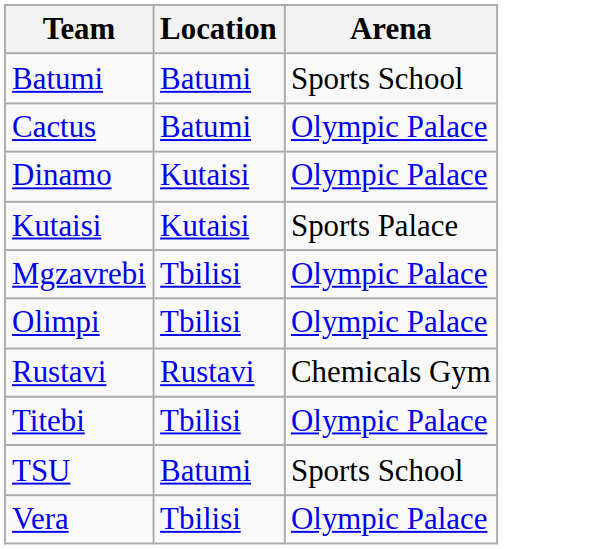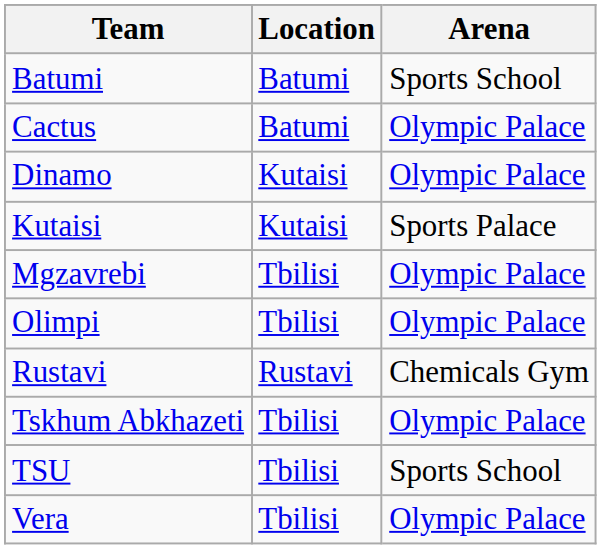- row: (48, 420)
+ row: (128, 420)
(206, 469) Batumi -> (299, 469) Tbilisi
